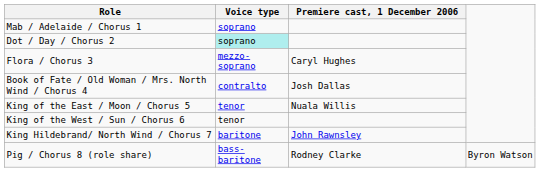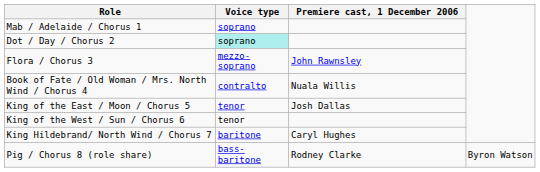(323, 61) Caryl Hughes -> (326, 61) John Rawnsley
(321, 86) Josh Dallas -> (323, 86) Nuala Willis
(323, 105) Nuala Willis -> (321, 105) Josh Dallas
(326, 135) John Rawnsley -> (323, 135) Caryl Hughes
